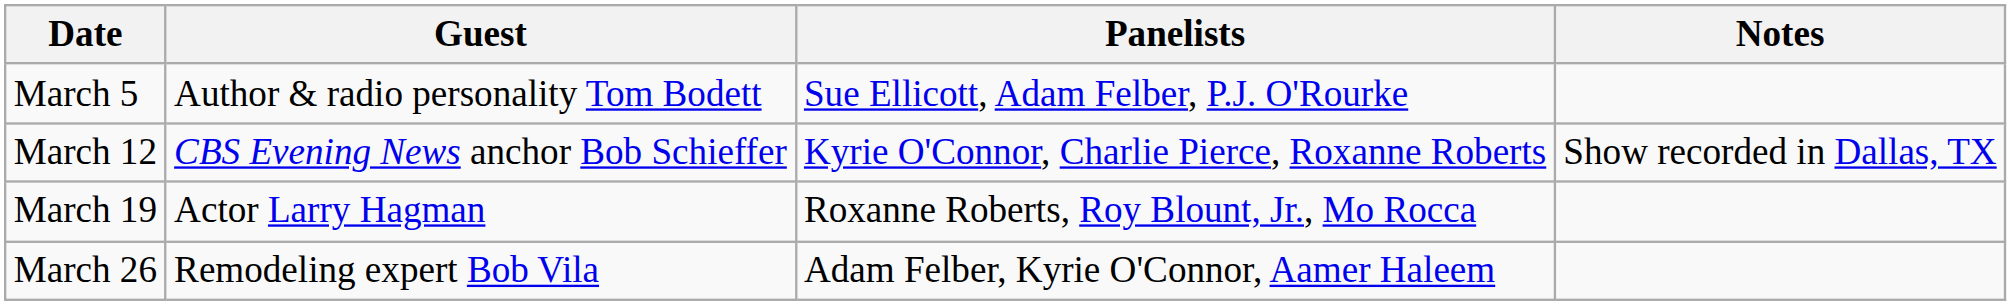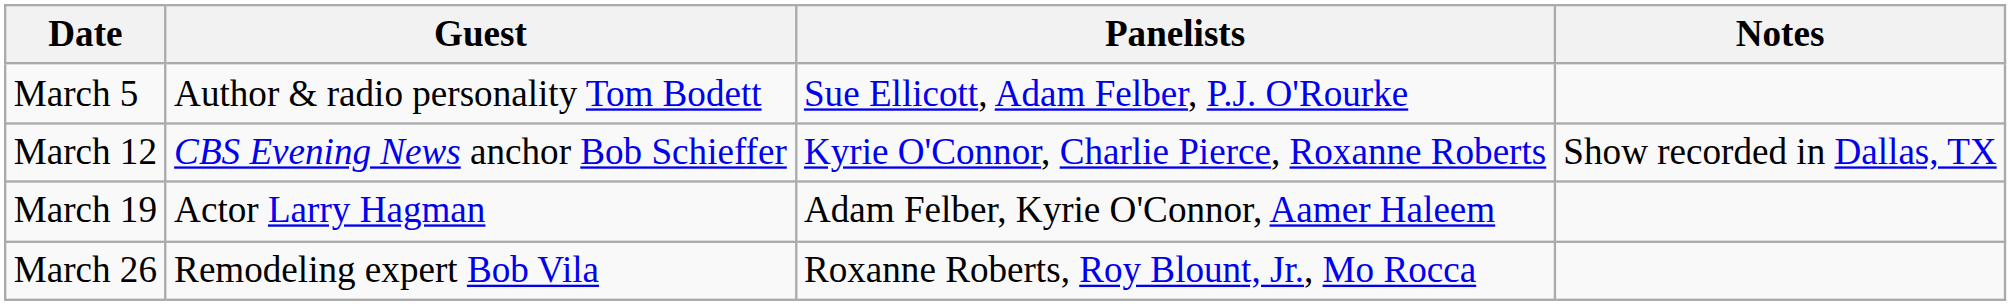(1140, 210) Roxanne Roberts, Roy Blount, Jr., Mo Rocca -> (1150, 210) Adam Felber, Kyrie O'Connor, Aamer Haleem
(1150, 269) Adam Felber, Kyrie O'Connor, Aamer Haleem -> (1140, 269) Roxanne Roberts, Roy Blount, Jr., Mo Rocca
